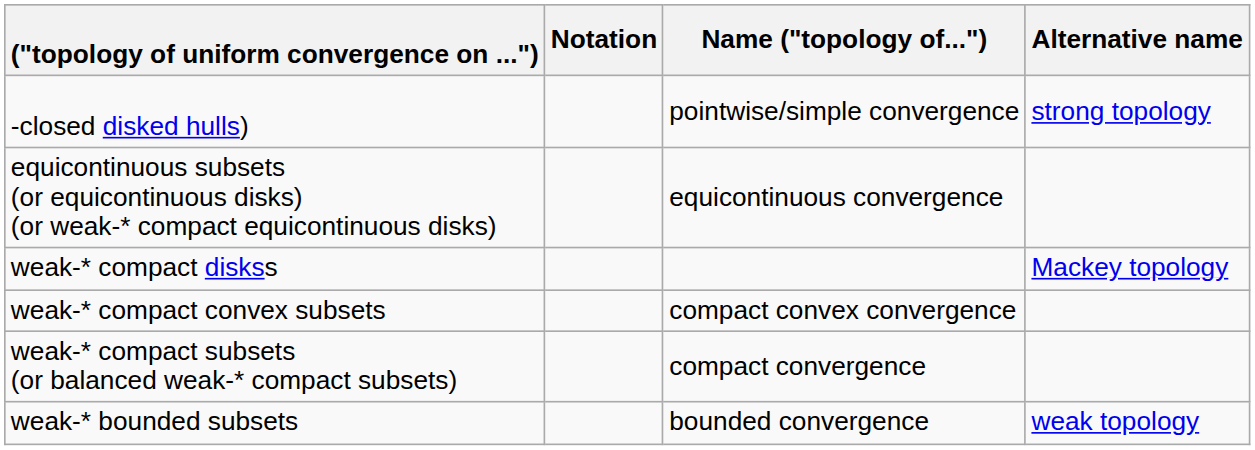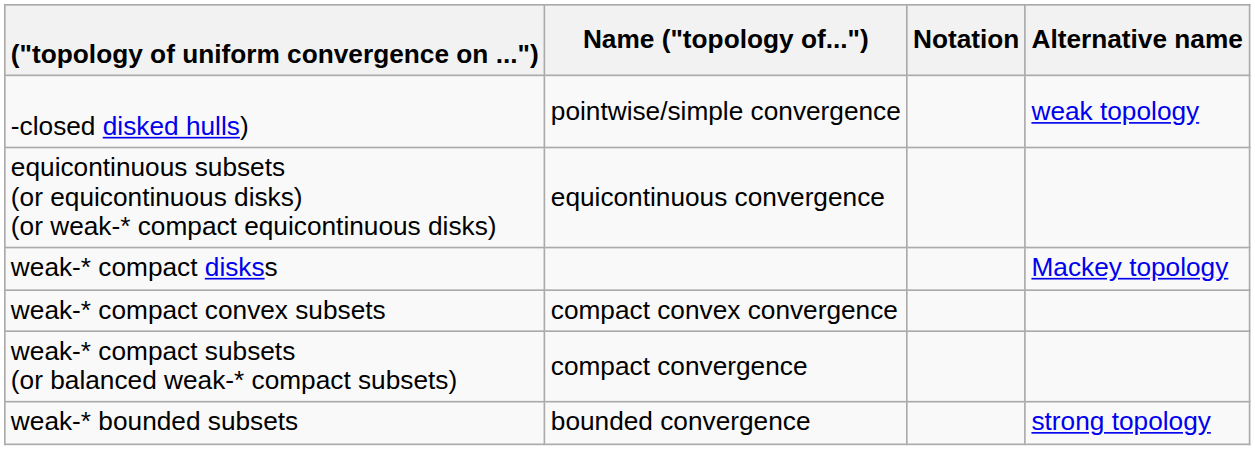columns swapped: (604, 40) <-> (844, 40)
(1121, 111) strong topology -> (1115, 111) weak topology
(1115, 422) weak topology -> (1121, 422) strong topology
